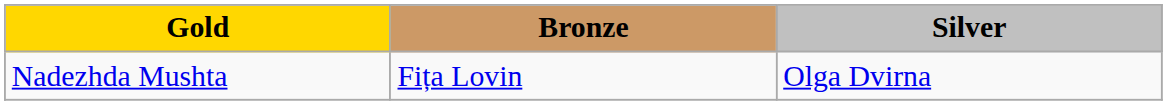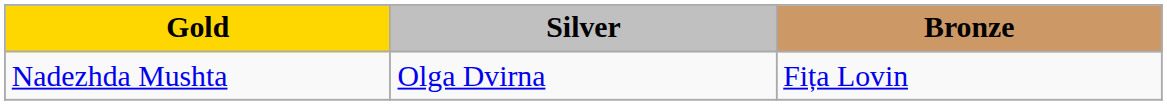columns swapped: (969, 28) <-> (584, 28)
